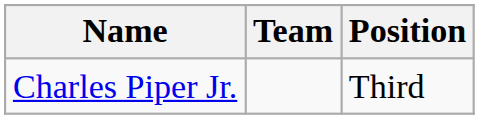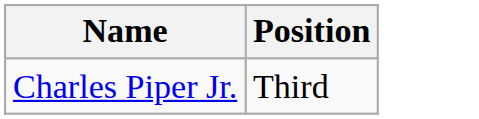- column: (293, 31)
